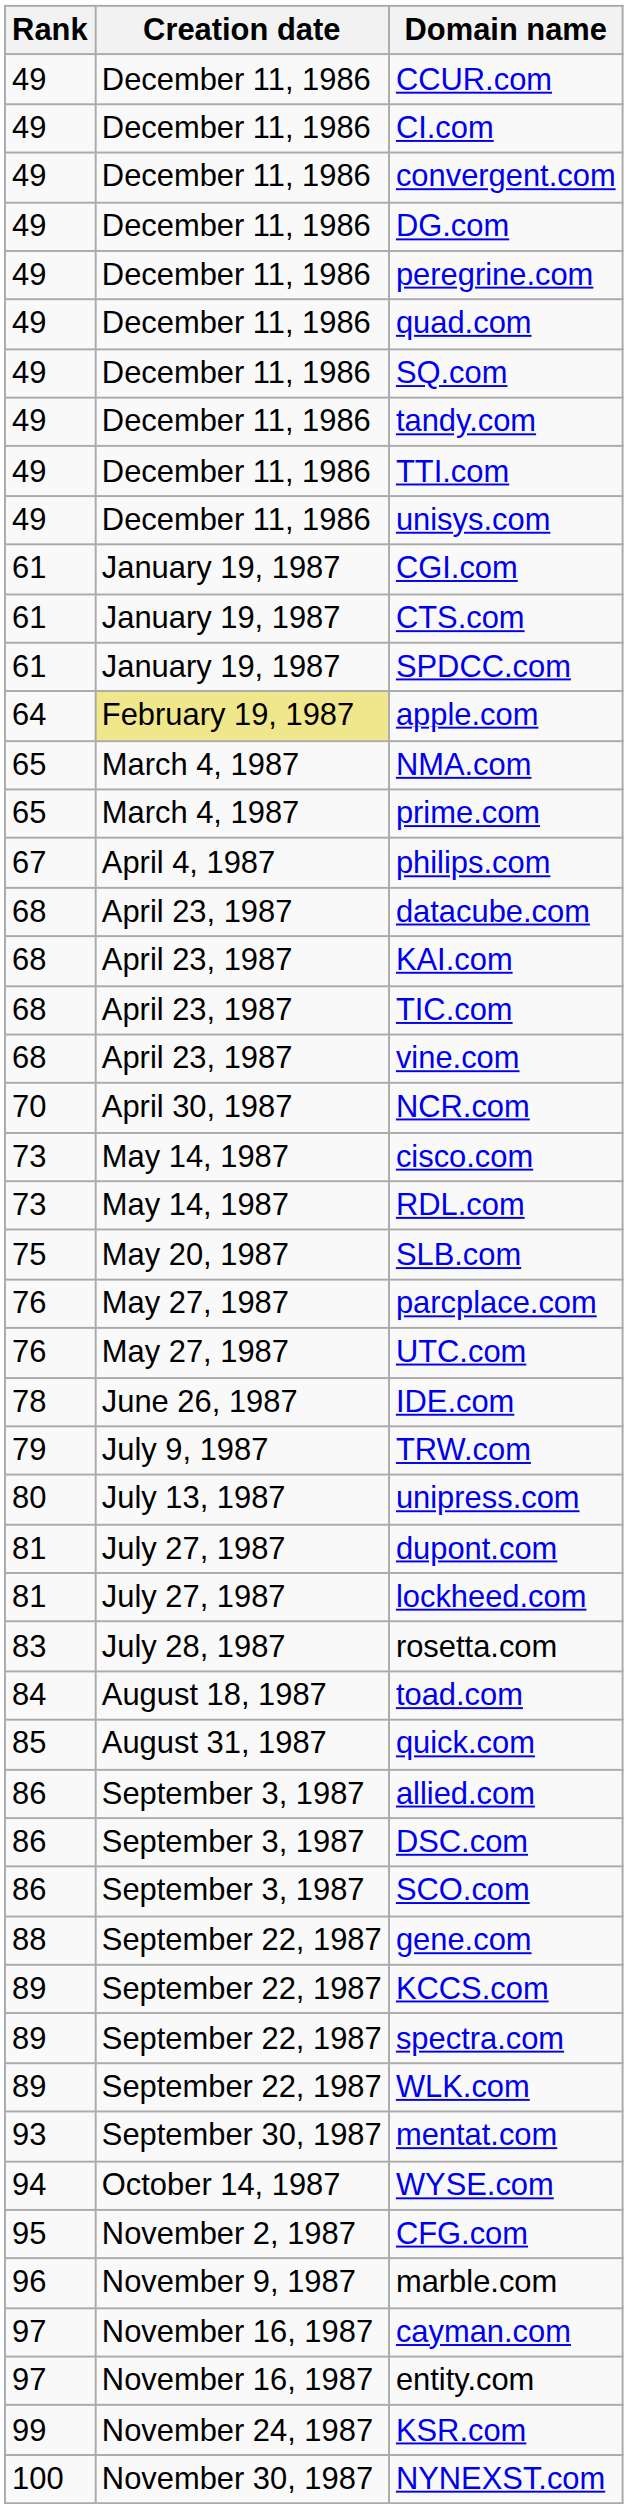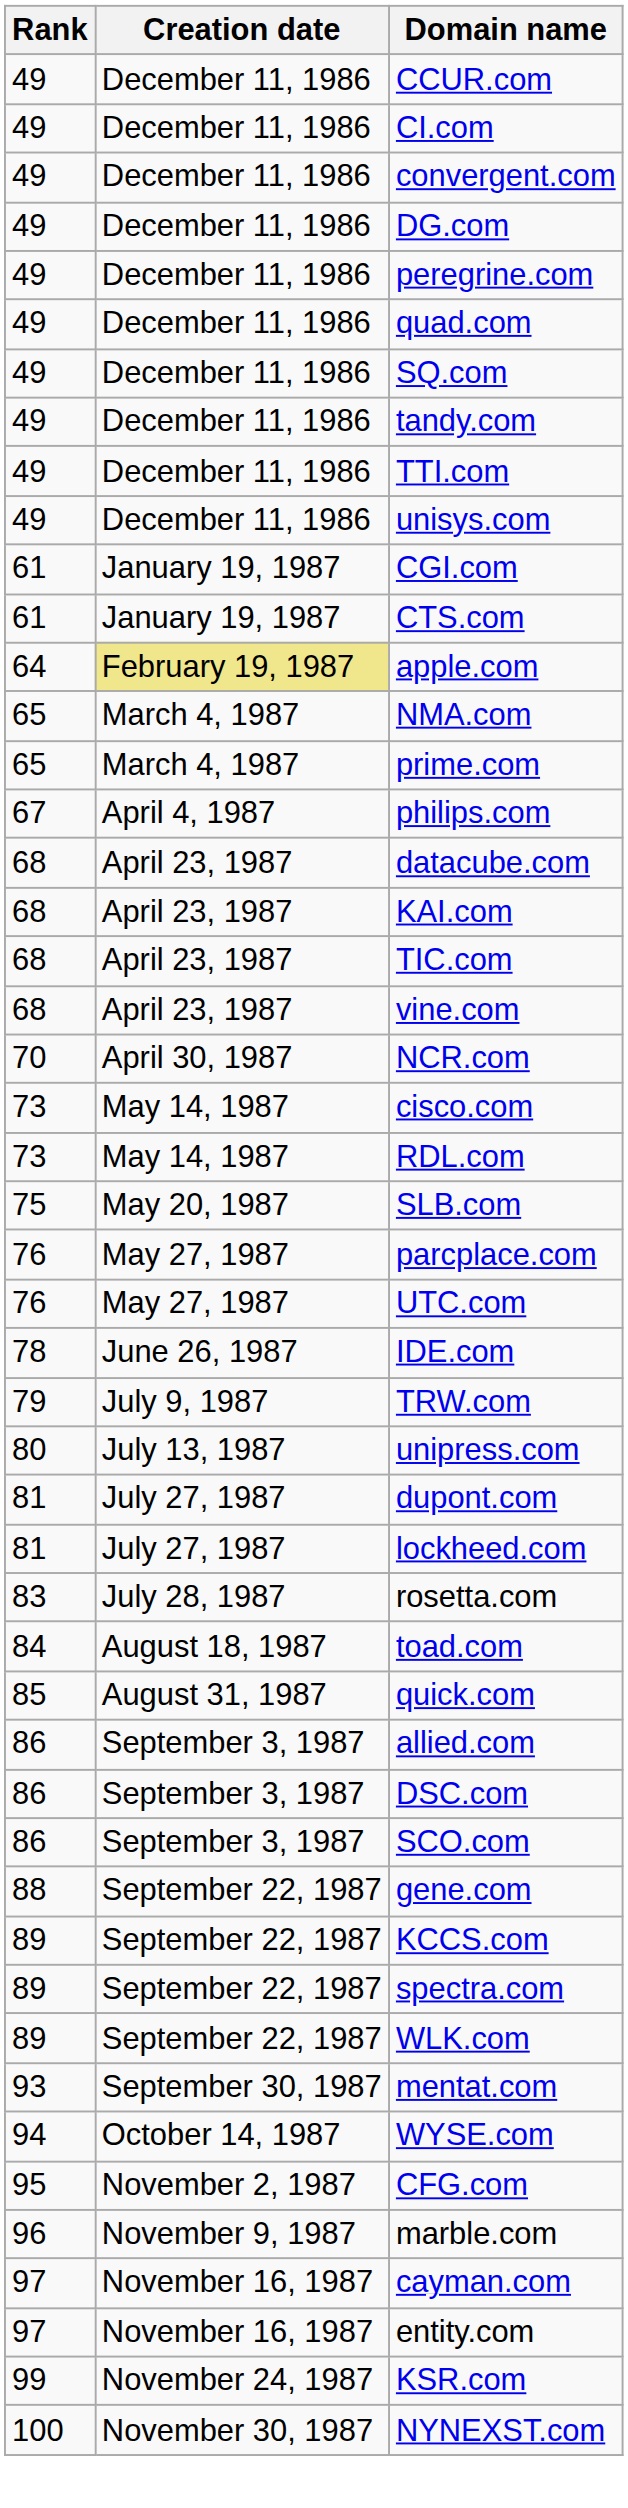- row: (483, 666)
